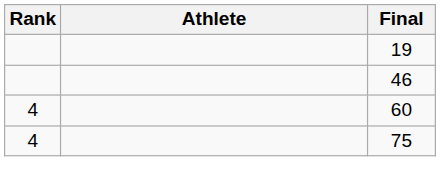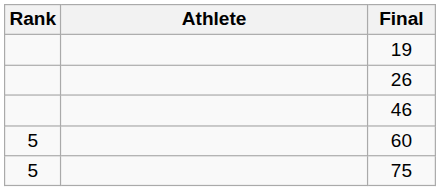+ row: (401, 79)
(33, 110) 4 -> (33, 140) 5
(33, 140) 4 -> (33, 170) 5
